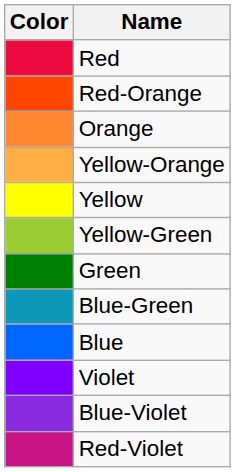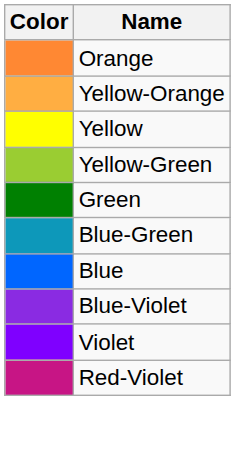- row: (99, 57)
- row: (140, 93)
rows swapped: (133, 413) <-> (106, 377)
